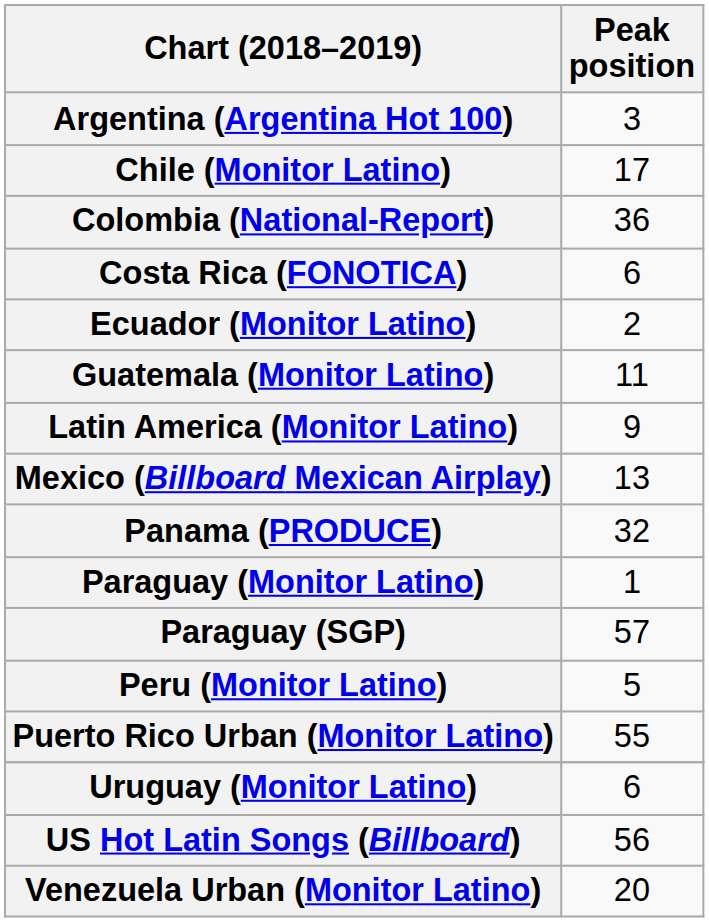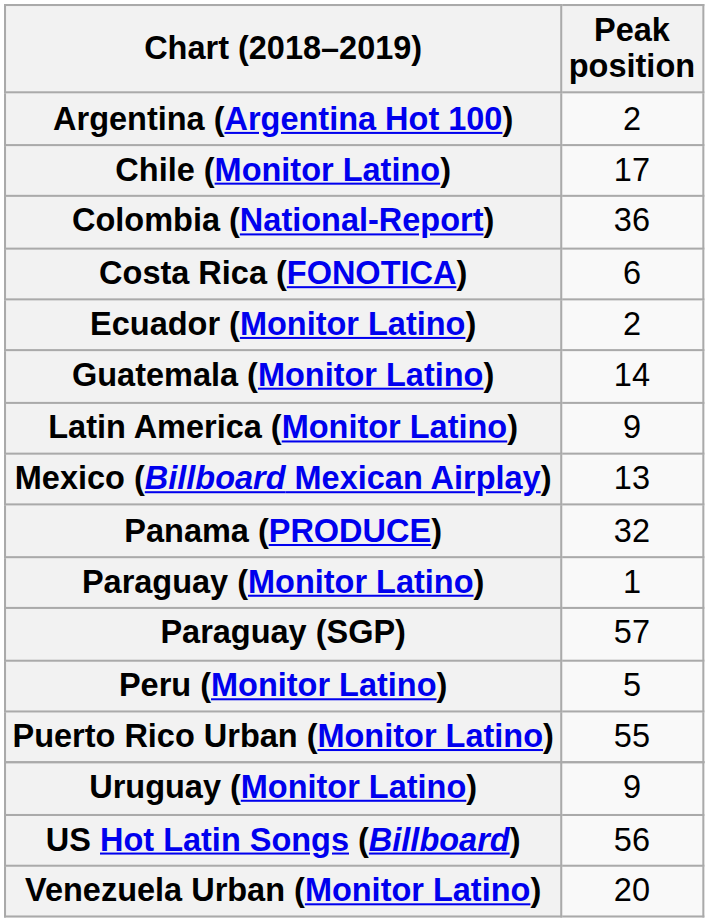(632, 118) 3 -> (632, 118) 2
(632, 375) 11 -> (632, 375) 14
(632, 787) 6 -> (632, 787) 9
